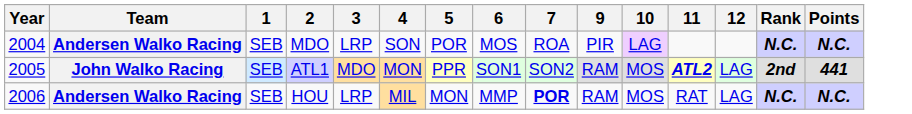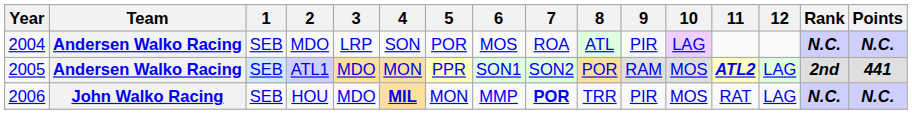+ column: (600, 18)
(147, 70) John Walko Racing -> (147, 70) Andersen Walko Racing
(147, 97) Andersen Walko Racing -> (147, 97) John Walko Racing
(356, 97) LRP -> (356, 97) MDO
(403, 97) normal -> (403, 97) bold
(600, 97) RAM -> (644, 97) PIR
